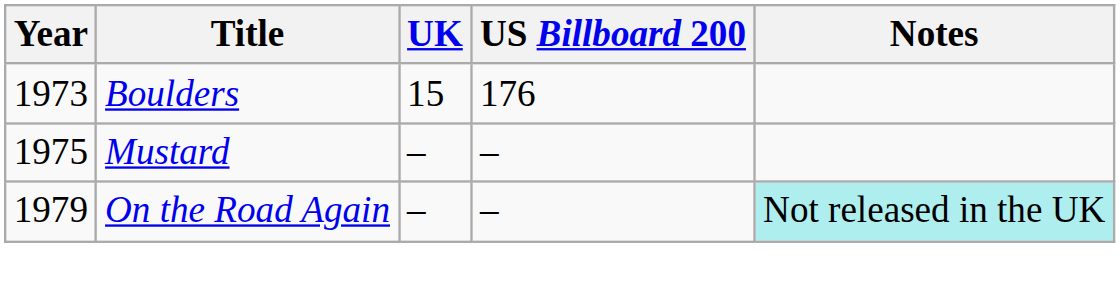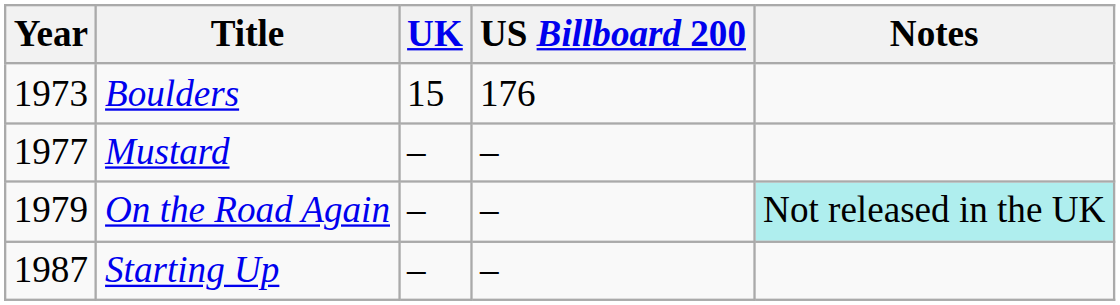(51, 151) 1975 -> (51, 151) 1977
+ row: (192, 269)
